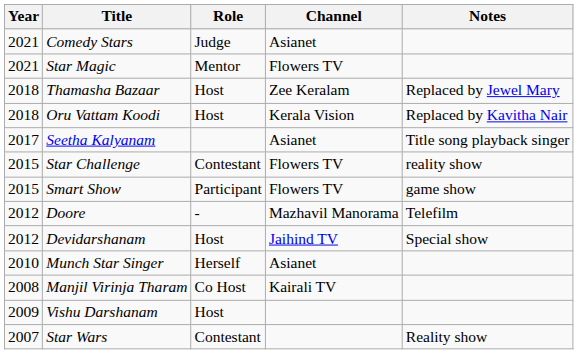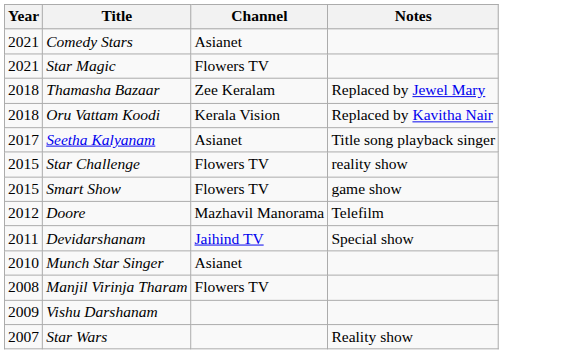- column: (228, 16)
(24, 238) 2012 -> (23, 238) 2011
(303, 287) Kairali TV -> (232, 287) Flowers TV
